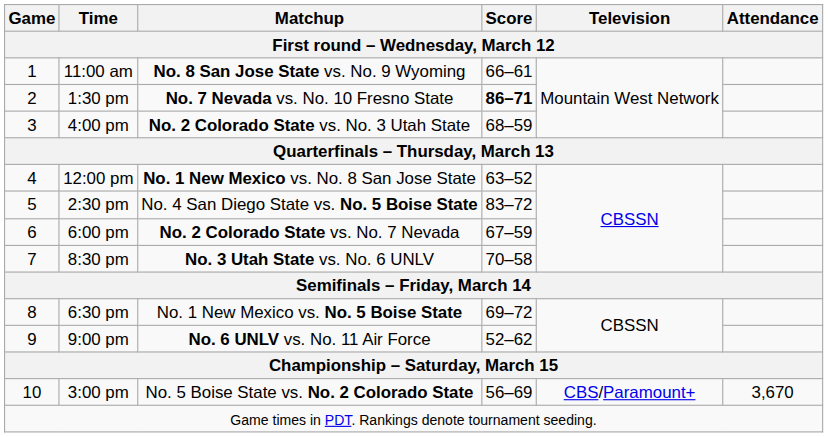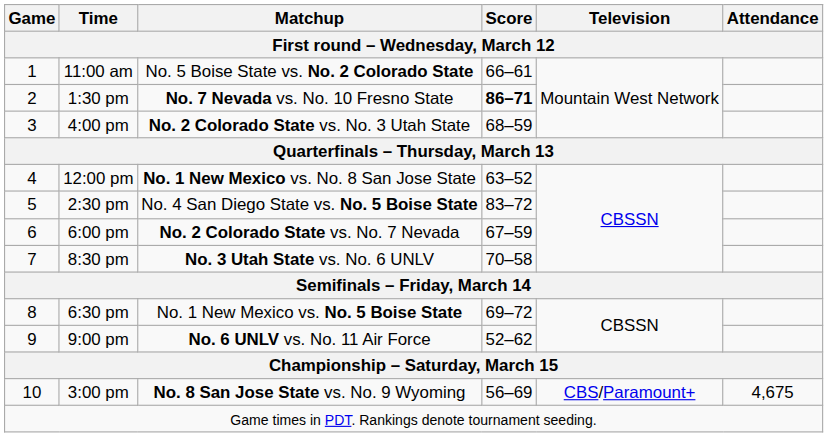(310, 72) No. 8 San Jose State vs. No. 9 Wyoming -> (310, 72) No. 5 Boise State vs. No. 2 Colorado State
(310, 392) No. 5 Boise State vs. No. 2 Colorado State -> (310, 392) No. 8 San Jose State vs. No. 9 Wyoming
(773, 392) 3,670 -> (773, 392) 4,675
